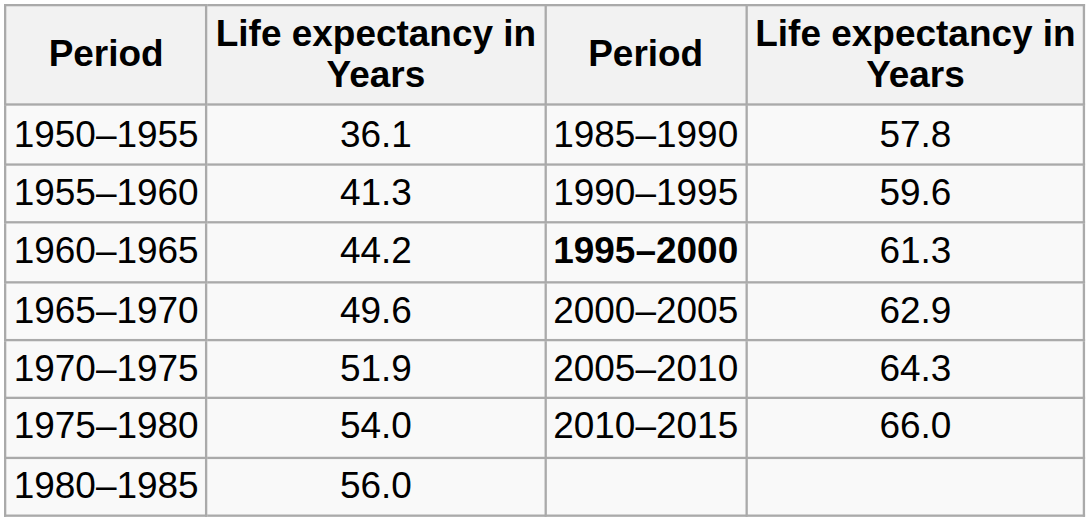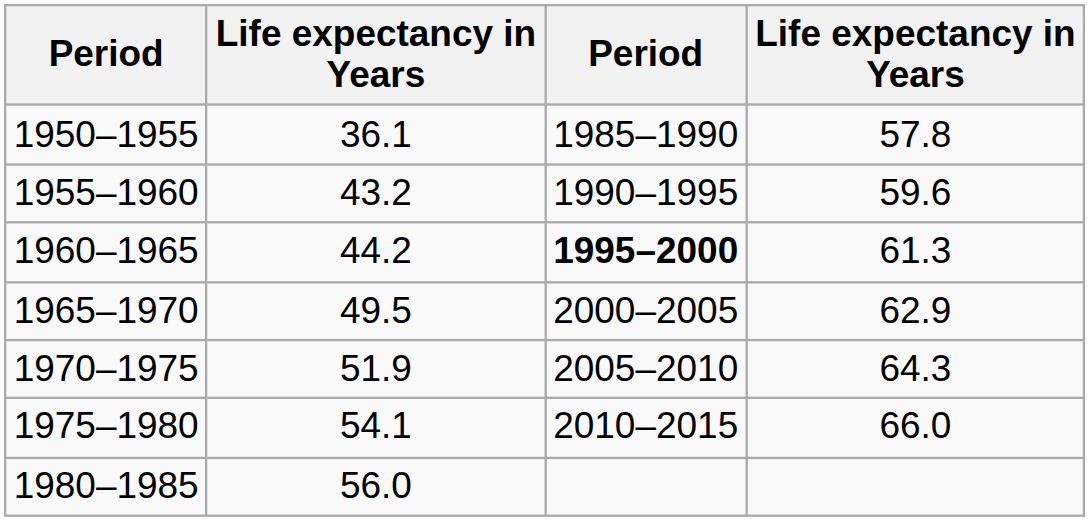(376, 192) 41.3 -> (376, 192) 43.2
(376, 309) 49.6 -> (376, 309) 49.5
(376, 427) 54.0 -> (376, 427) 54.1
